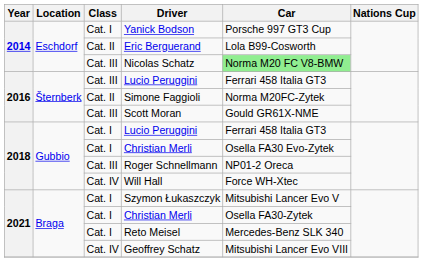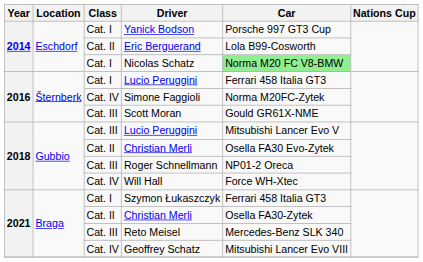(102, 63) Cat. III -> (99, 63) Cat. I
(102, 80) Cat. III -> (99, 80) Cat. I
(101, 97) Cat. II -> (103, 97) Cat. IV
(99, 131) Cat. I -> (102, 131) Cat. III
(276, 131) Ferrari 458 Italia GT3 -> (282, 131) Mitsubishi Lancer Evo V
(99, 148) Cat. I -> (101, 148) Cat. II
(282, 198) Mitsubishi Lancer Evo V -> (276, 198) Ferrari 458 Italia GT3
(99, 215) Cat. I -> (101, 215) Cat. II
(99, 232) Cat. I -> (102, 232) Cat. III
